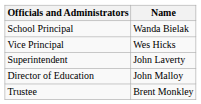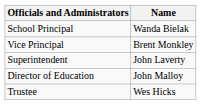(154, 44) Wes Hicks -> (163, 44) Brent Monkley
(163, 91) Brent Monkley -> (154, 91) Wes Hicks
